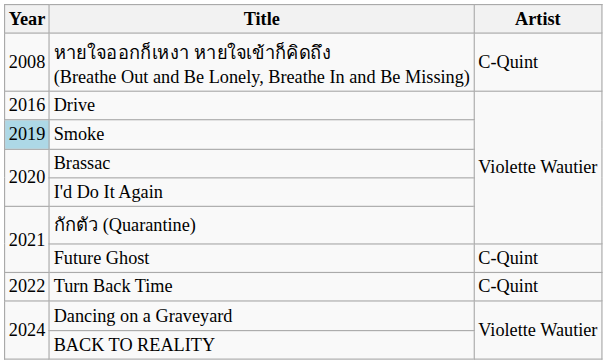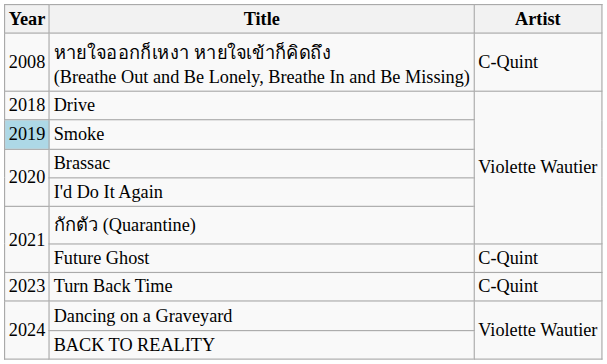(27, 105) 2016 -> (27, 105) 2018
(27, 286) 2022 -> (27, 286) 2023
